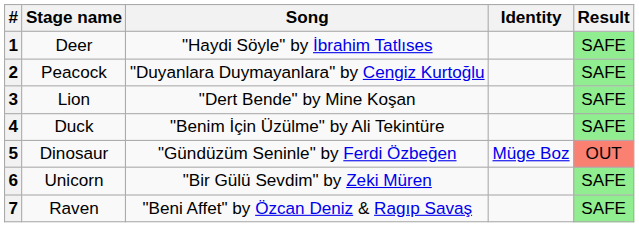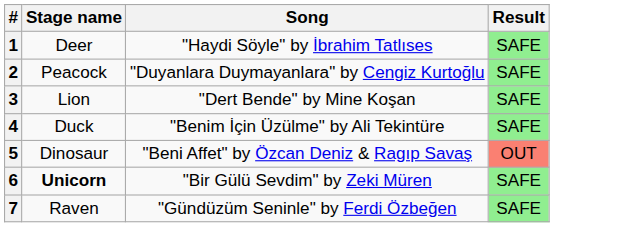- column: (531, 18)
(307, 153) "Gündüzüm Seninle" by Ferdi Özbeğen -> (307, 153) "Beni Affet" by Özcan Deniz & Ragıp Savaş
(74, 180) normal -> (74, 180) bold
(307, 208) "Beni Affet" by Özcan Deniz & Ragıp Savaş -> (307, 208) "Gündüzüm Seninle" by Ferdi Özbeğen
